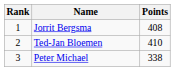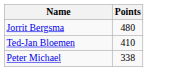- column: (18, 12)
(155, 27) 408 -> (128, 27) 480
